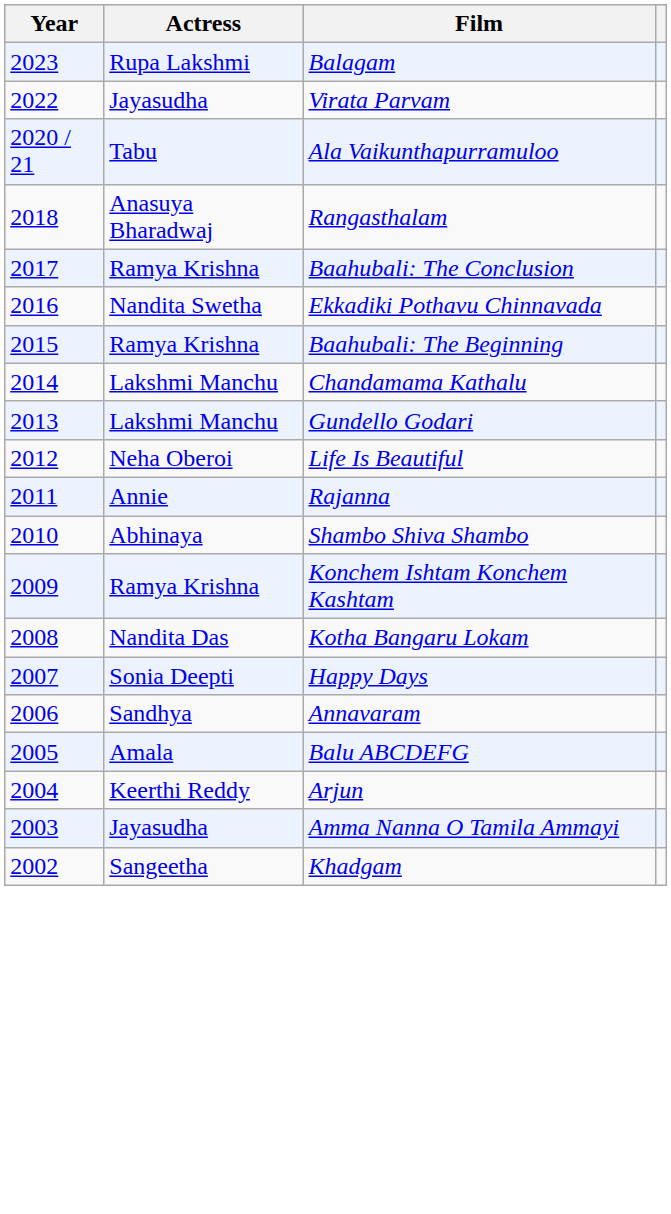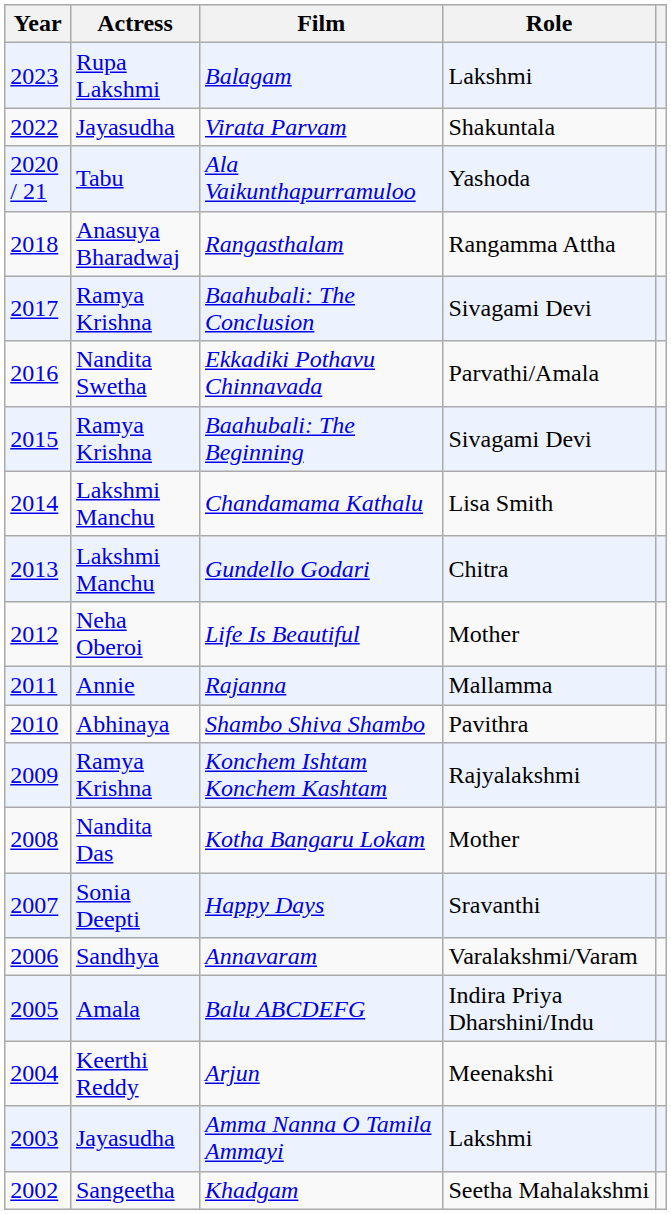+ column: (549, 23)
